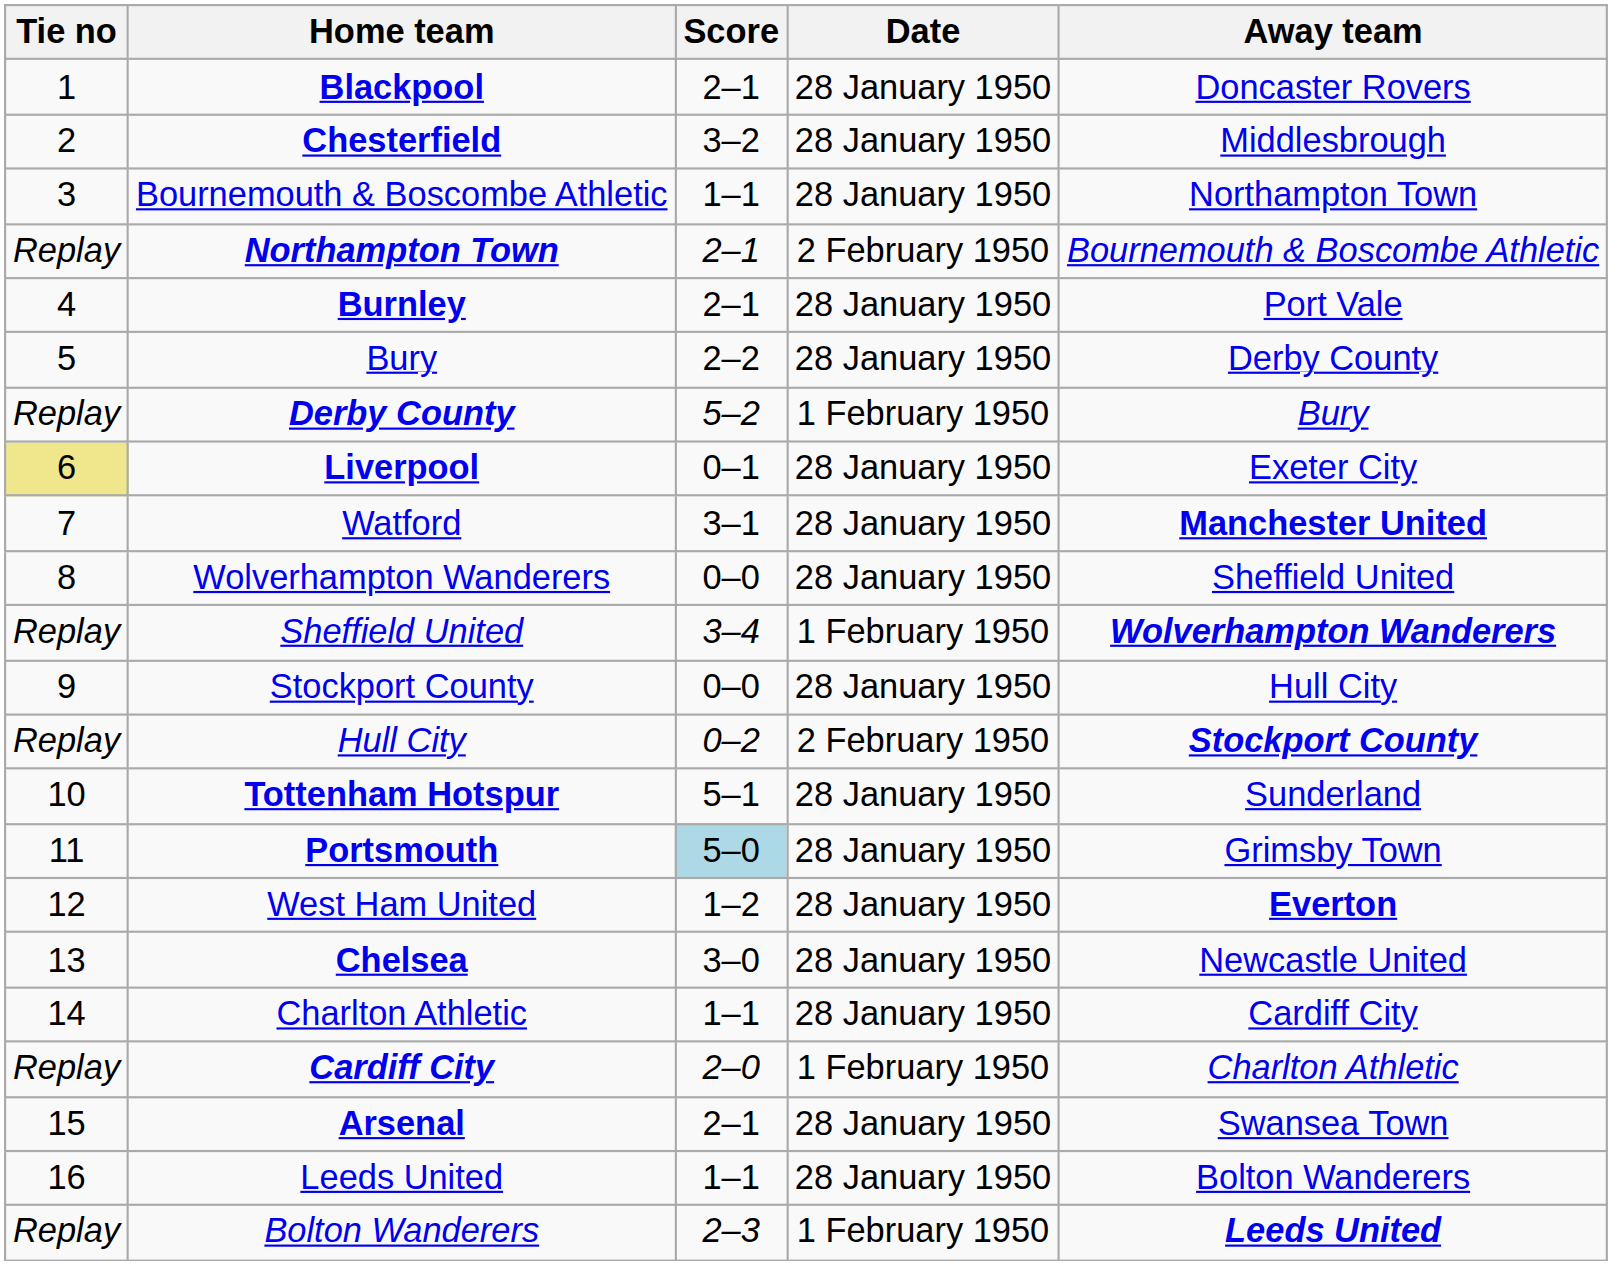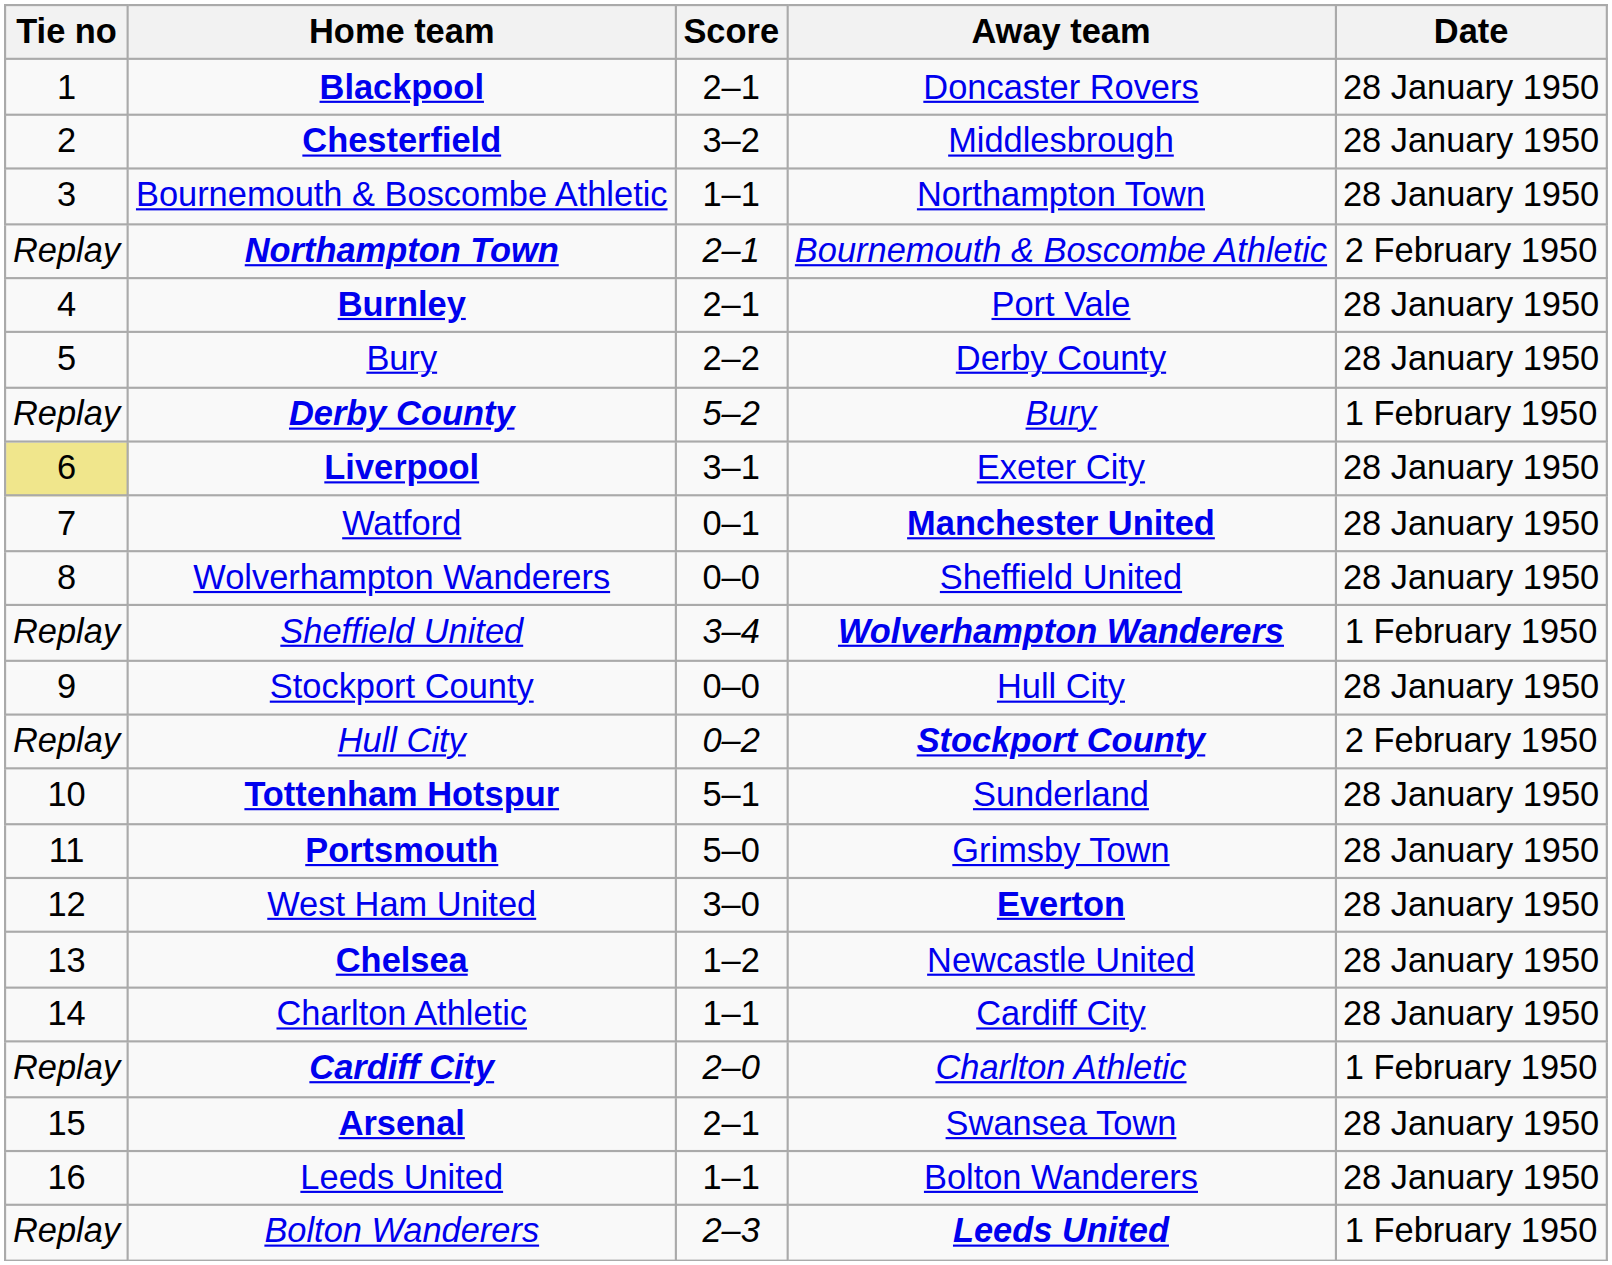columns swapped: (1333, 31) <-> (923, 31)
(731, 468) 0–1 -> (731, 468) 3–1
(731, 522) 3–1 -> (731, 522) 0–1
(731, 850) lightblue background -> (731, 850) no background
(731, 904) 1–2 -> (731, 904) 3–0
(731, 959) 3–0 -> (731, 959) 1–2
